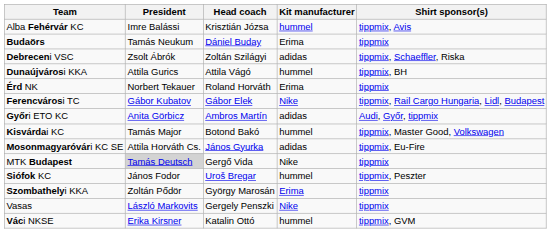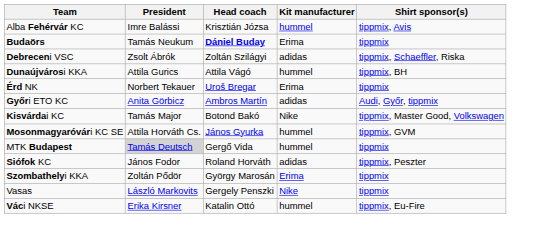(233, 42) normal -> (235, 42) bold
(238, 87) Roland Horváth -> (231, 87) Uroš Bregar
- row: (43, 101)
(296, 131) hummel -> (289, 116) Nike
(293, 146) adidas -> (296, 131) hummel
(392, 146) tippmix, Eu-Fire -> (387, 131) tippmix, GVM
(289, 161) Nike -> (296, 146) hummel
(231, 176) Uroš Bregar -> (238, 161) Roland Horváth
(296, 176) hummel -> (293, 161) adidas
(387, 221) tippmix, GVM -> (392, 206) tippmix, Eu-Fire
